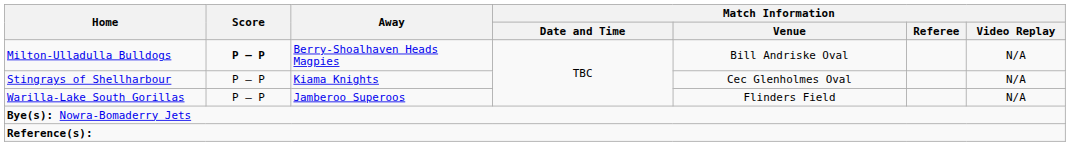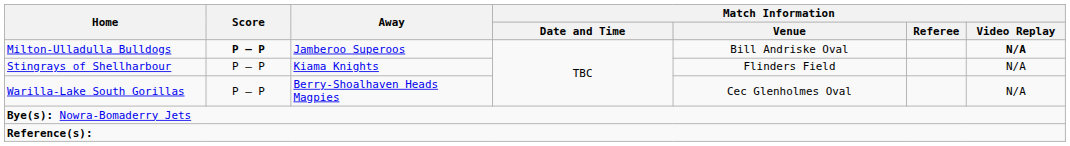(366, 55) Berry-Shoalhaven Heads Magpies -> (349, 49) Jamberoo Superoos
(1016, 55) normal -> (1016, 49) bold
(789, 79) Cec Glenholmes Oval -> (789, 67) Flinders Field
(349, 97) Jamberoo Superoos -> (366, 91) Berry-Shoalhaven Heads Magpies
(789, 97) Flinders Field -> (789, 91) Cec Glenholmes Oval
